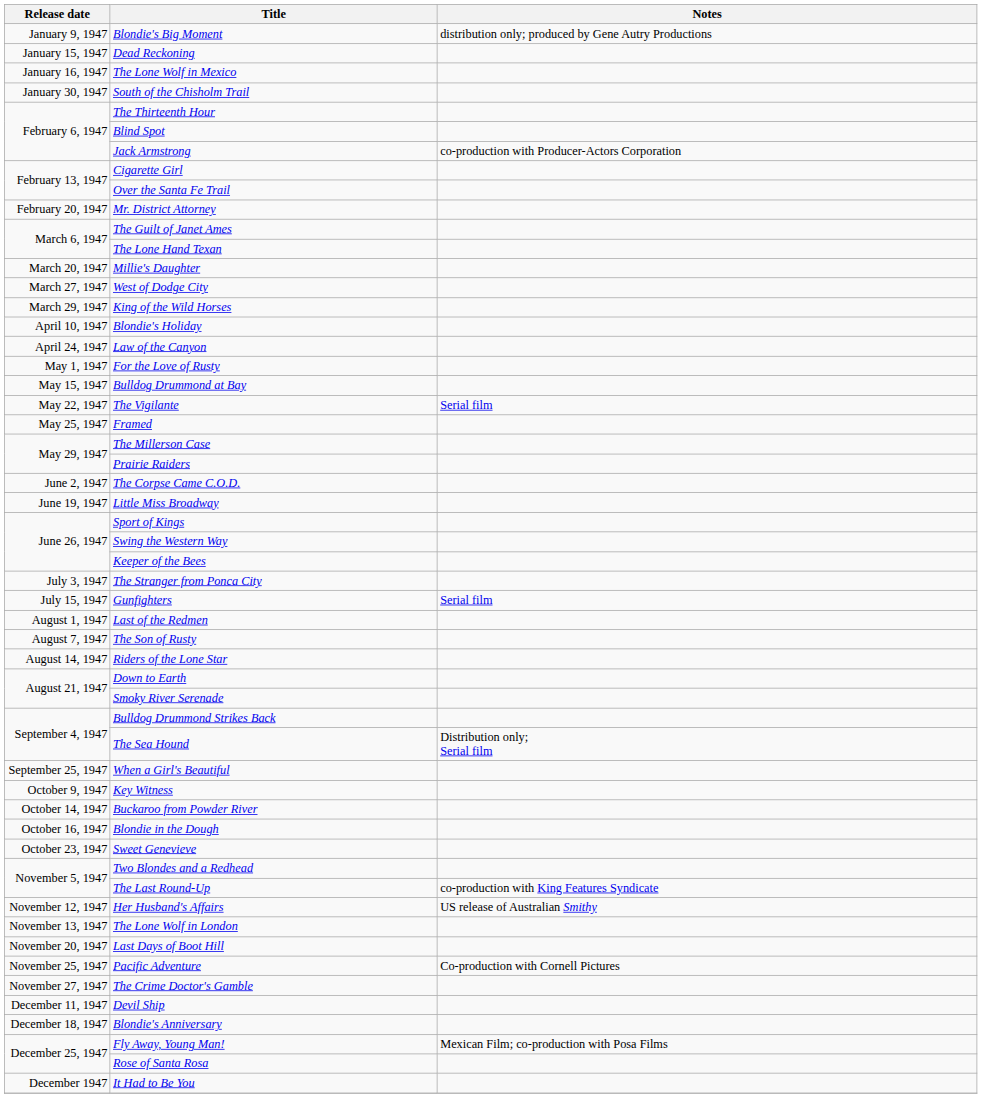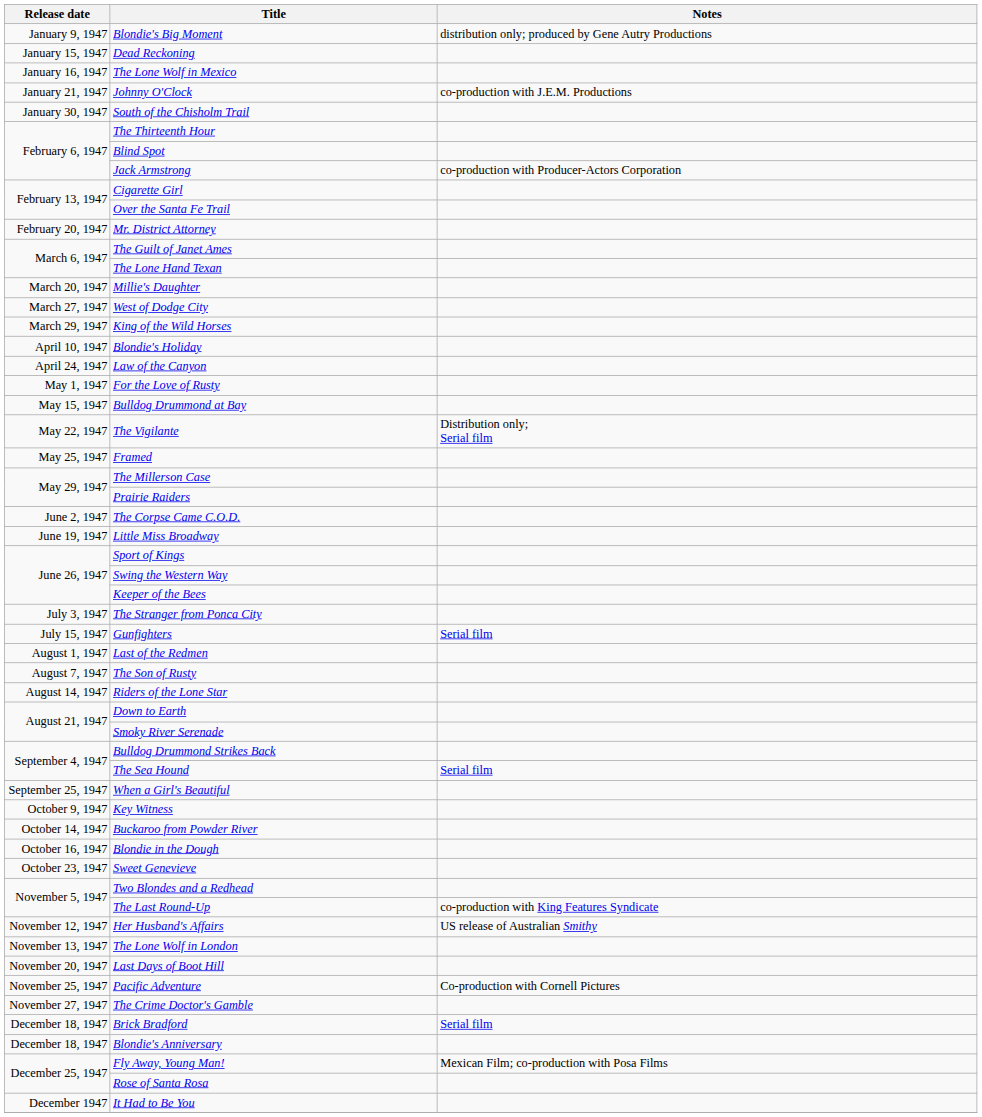+ row: (152, 92)
(466, 405) Serial film -> (484, 431) Distribution only; Serial film
(484, 744) Distribution only; Serial film -> (466, 770) Serial film
- row: (139, 1005)
+ row: (150, 1024)
